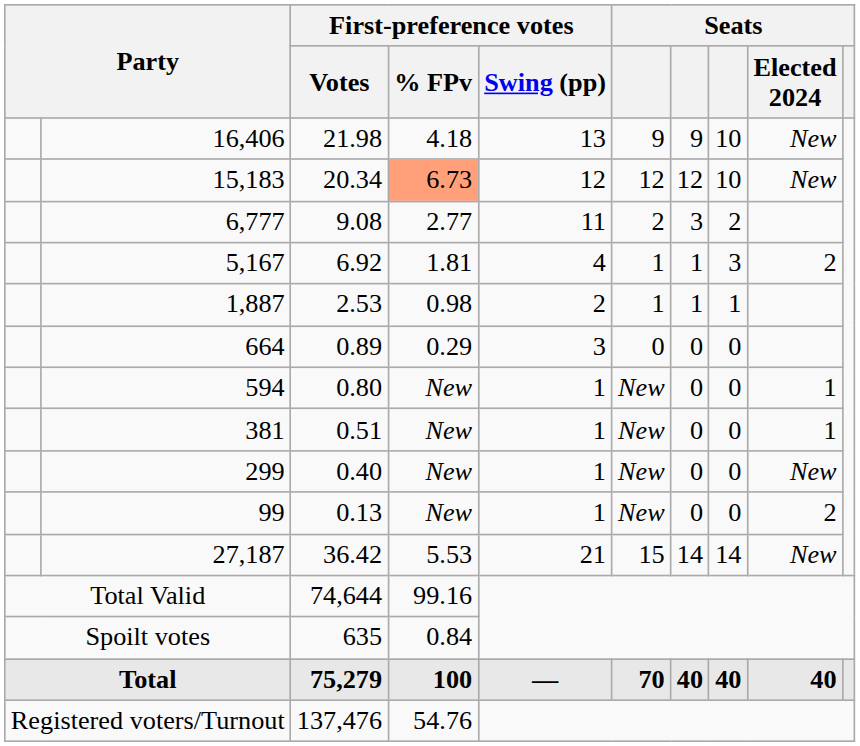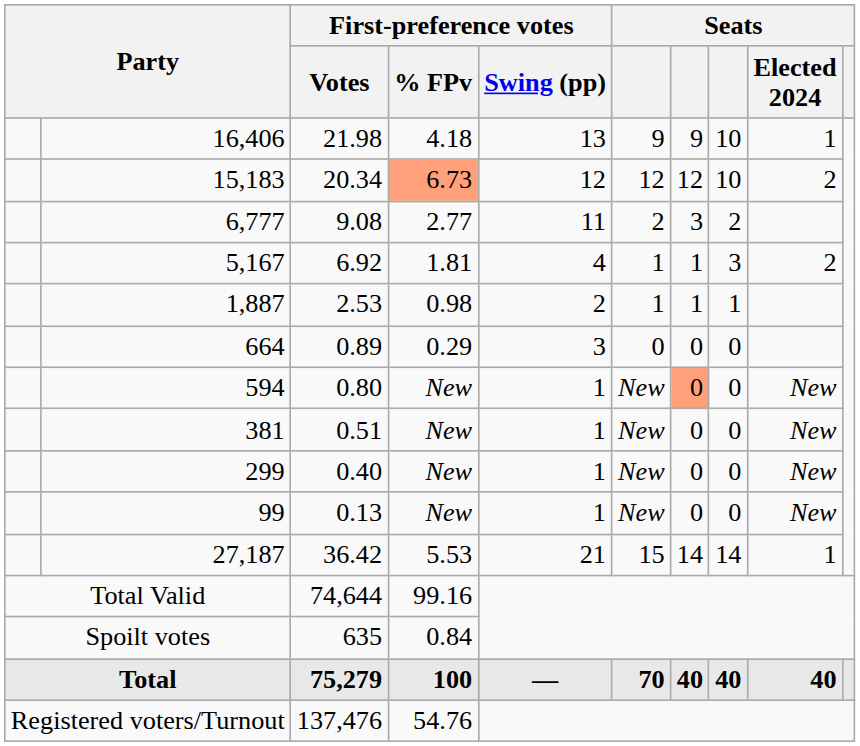(813, 138) New -> (830, 138) 1
(813, 179) New -> (830, 179) 2
(697, 387) no background -> (697, 387) lightsalmon background
(830, 387) 1 -> (813, 387) New
(830, 429) 1 -> (813, 429) New
(830, 512) 2 -> (813, 512) New
(813, 554) New -> (830, 554) 1
